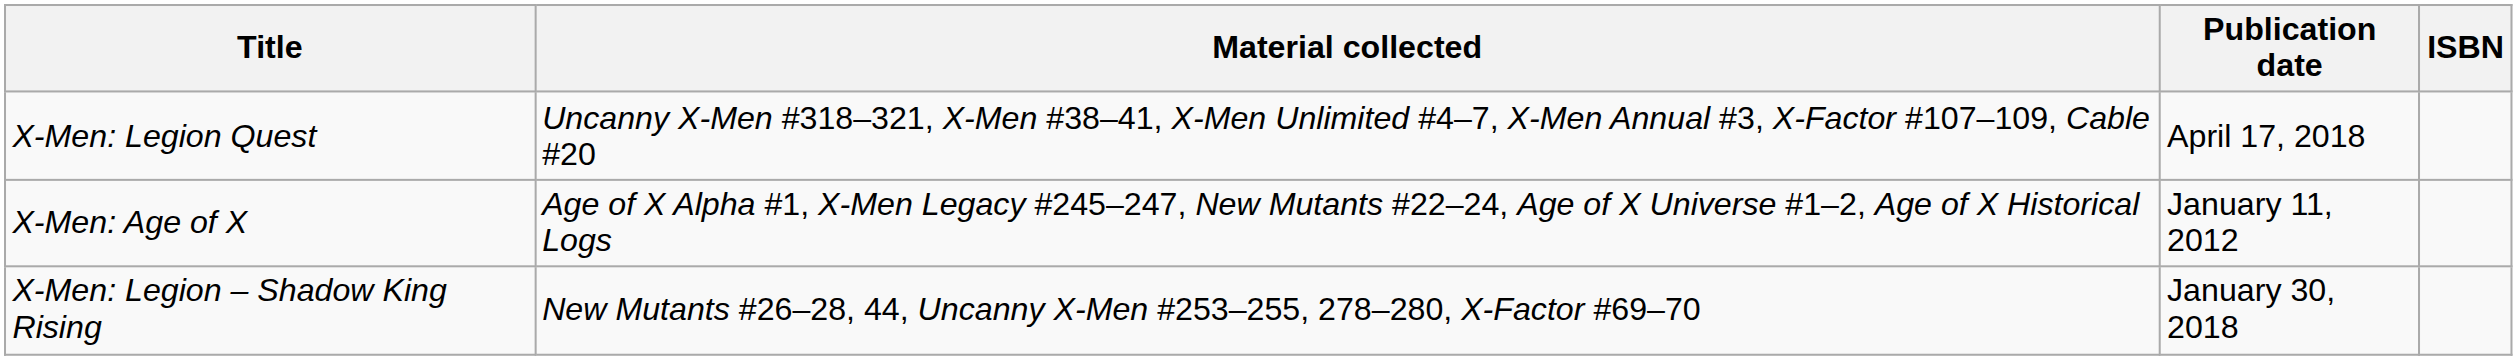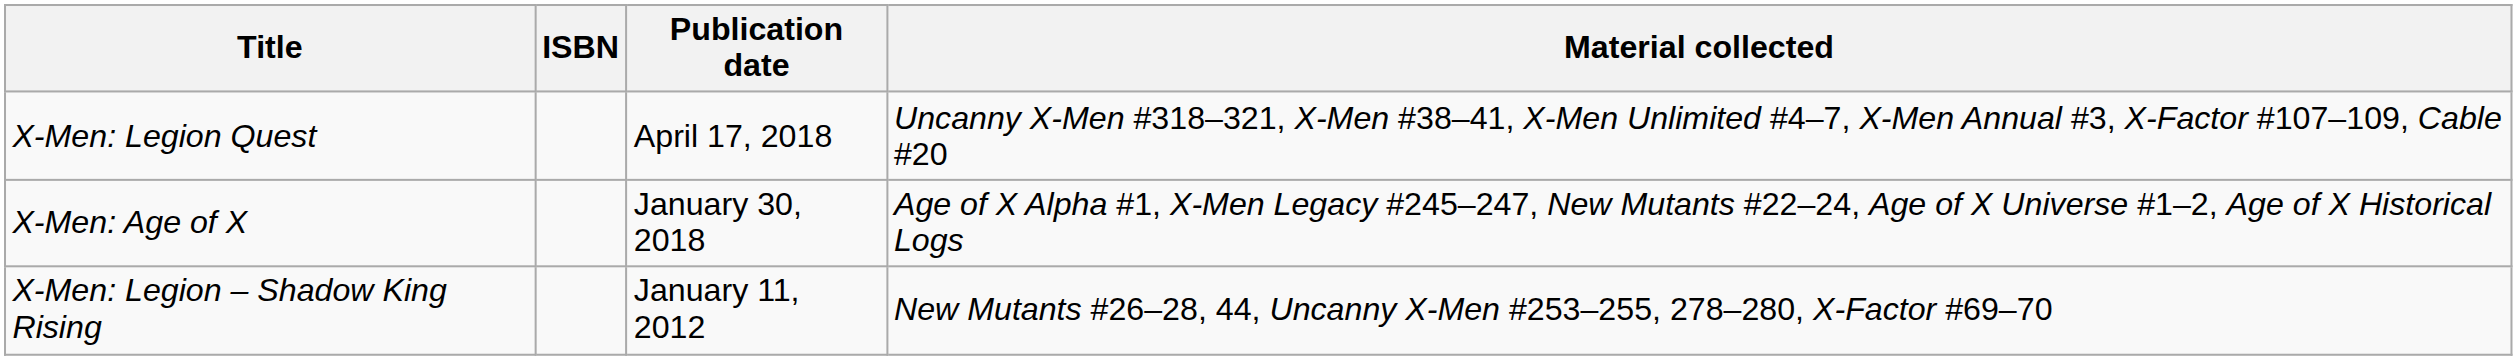columns swapped: (1347, 48) <-> (2466, 48)
(2250, 222) January 11, 2012 -> (718, 222) January 30, 2018
(2251, 309) January 30, 2018 -> (717, 309) January 11, 2012
